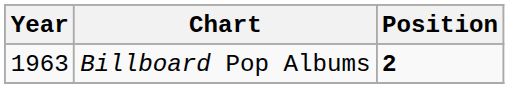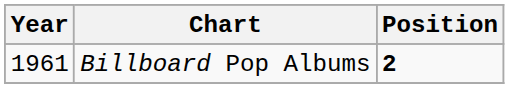(40, 64) 1963 -> (40, 64) 1961
